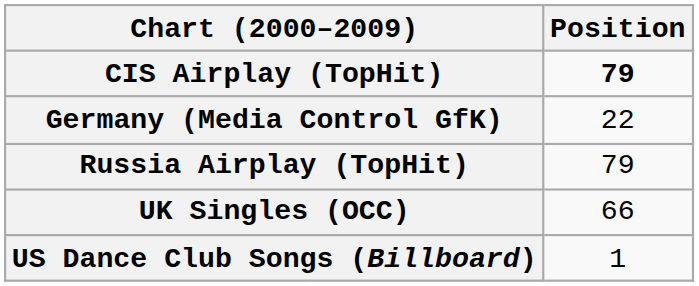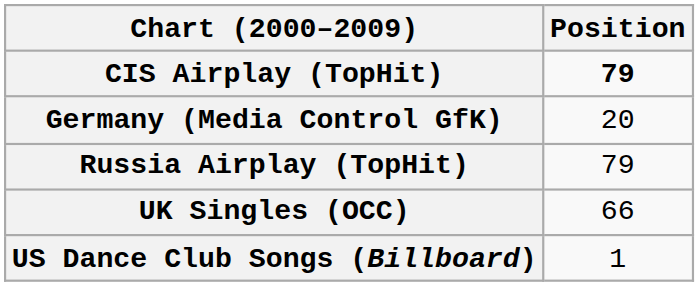(618, 120) 22 -> (618, 120) 20
